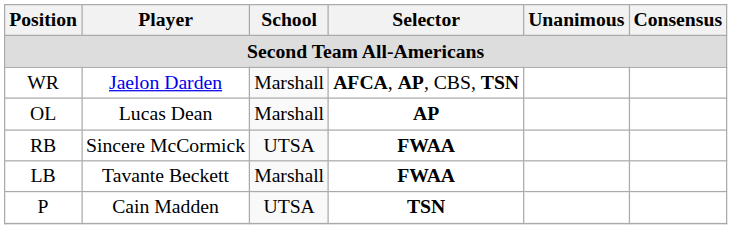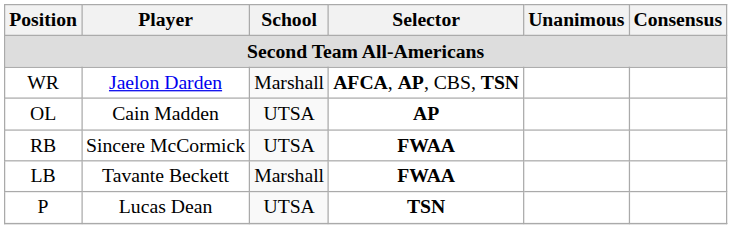(166, 113) Lucas Dean -> (166, 113) Cain Madden
(289, 113) Marshall -> (289, 113) UTSA
(166, 207) Cain Madden -> (166, 207) Lucas Dean
